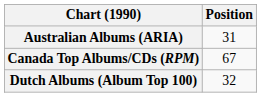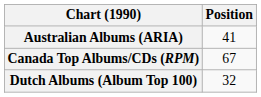(229, 37) 31 -> (229, 37) 41
